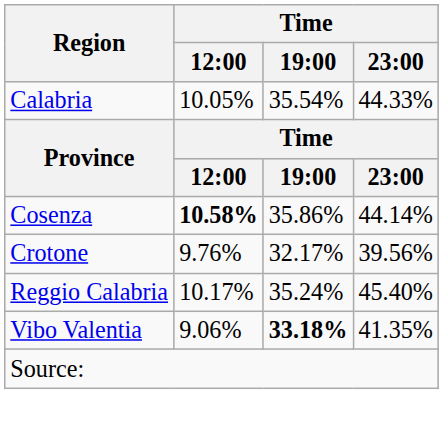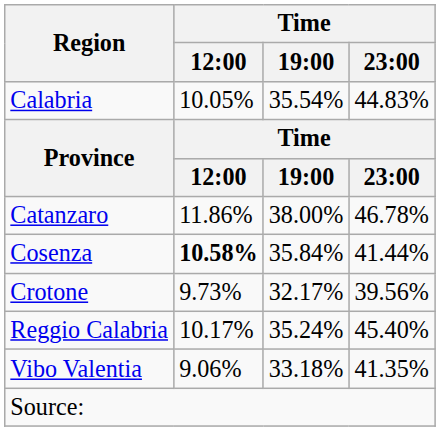(396, 100) 44.33% -> (392, 100) 44.83%
+ row: (59, 215)
(306, 215) 35.86% -> (306, 253) 35.84%
(396, 215) 44.14% -> (392, 253) 41.44%
(210, 253) 9.76% -> (210, 291) 9.73%
(308, 330) bold -> (306, 368) normal
